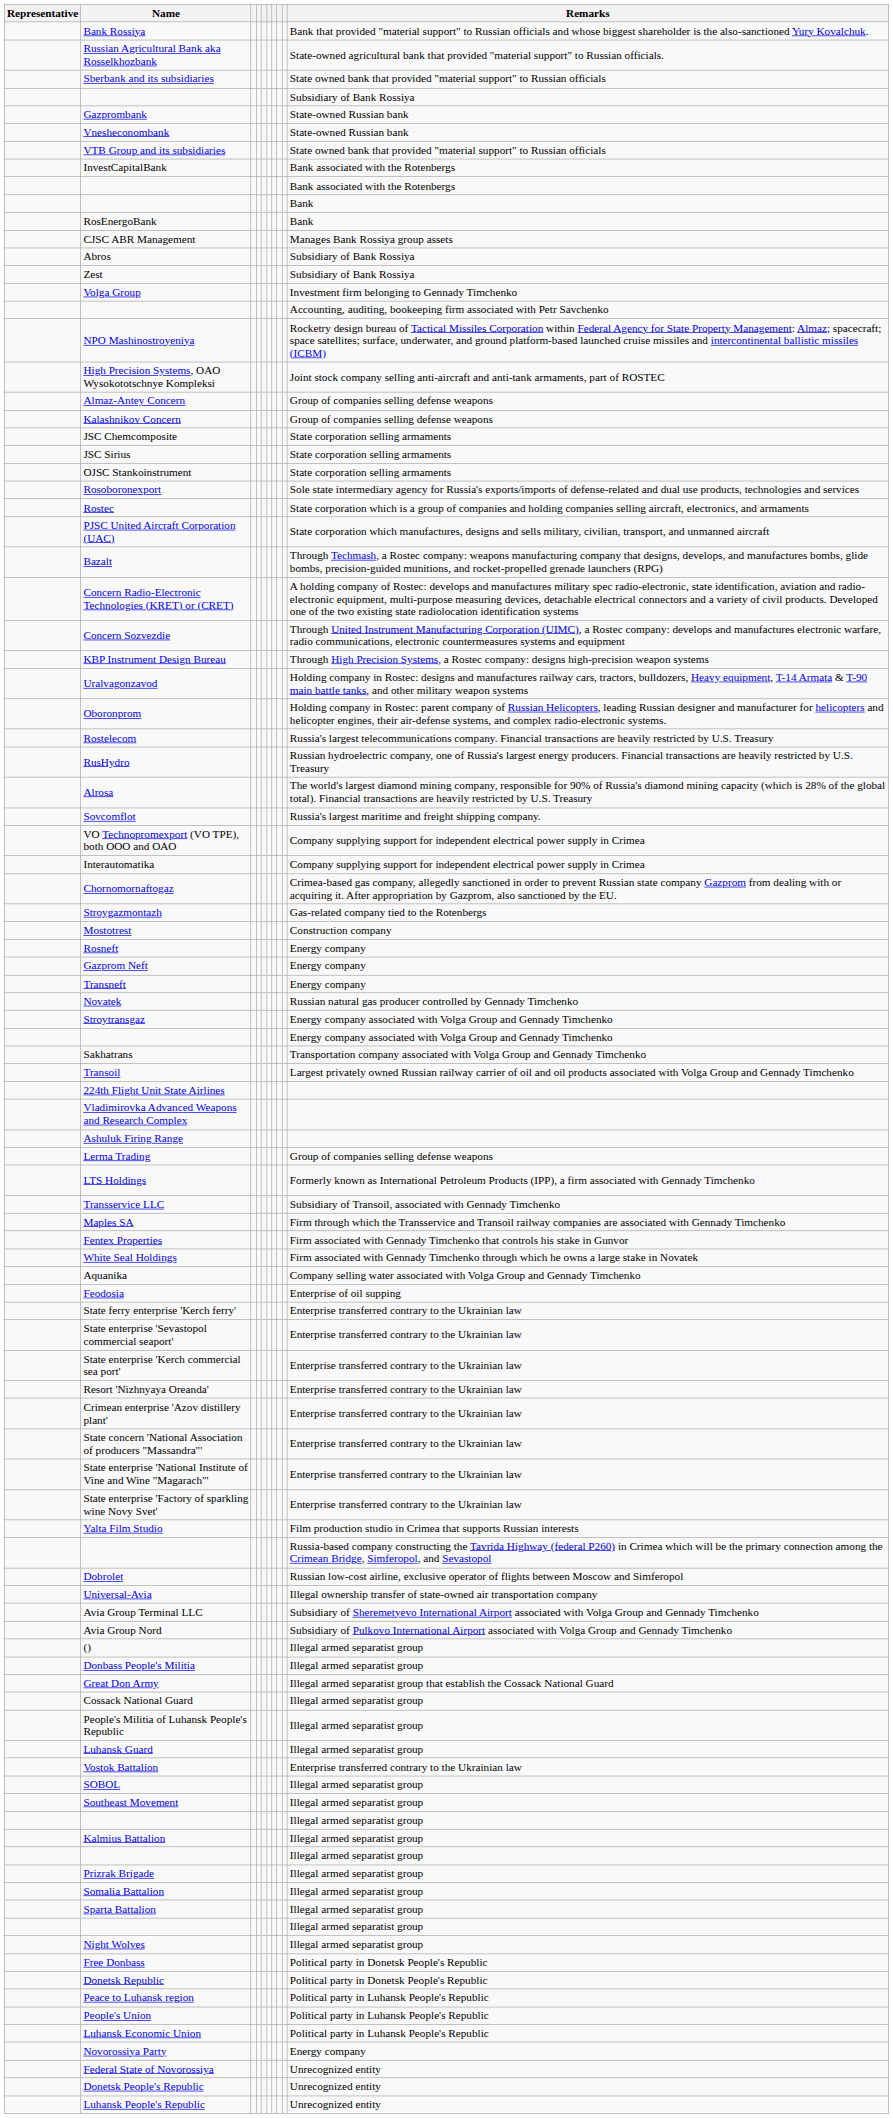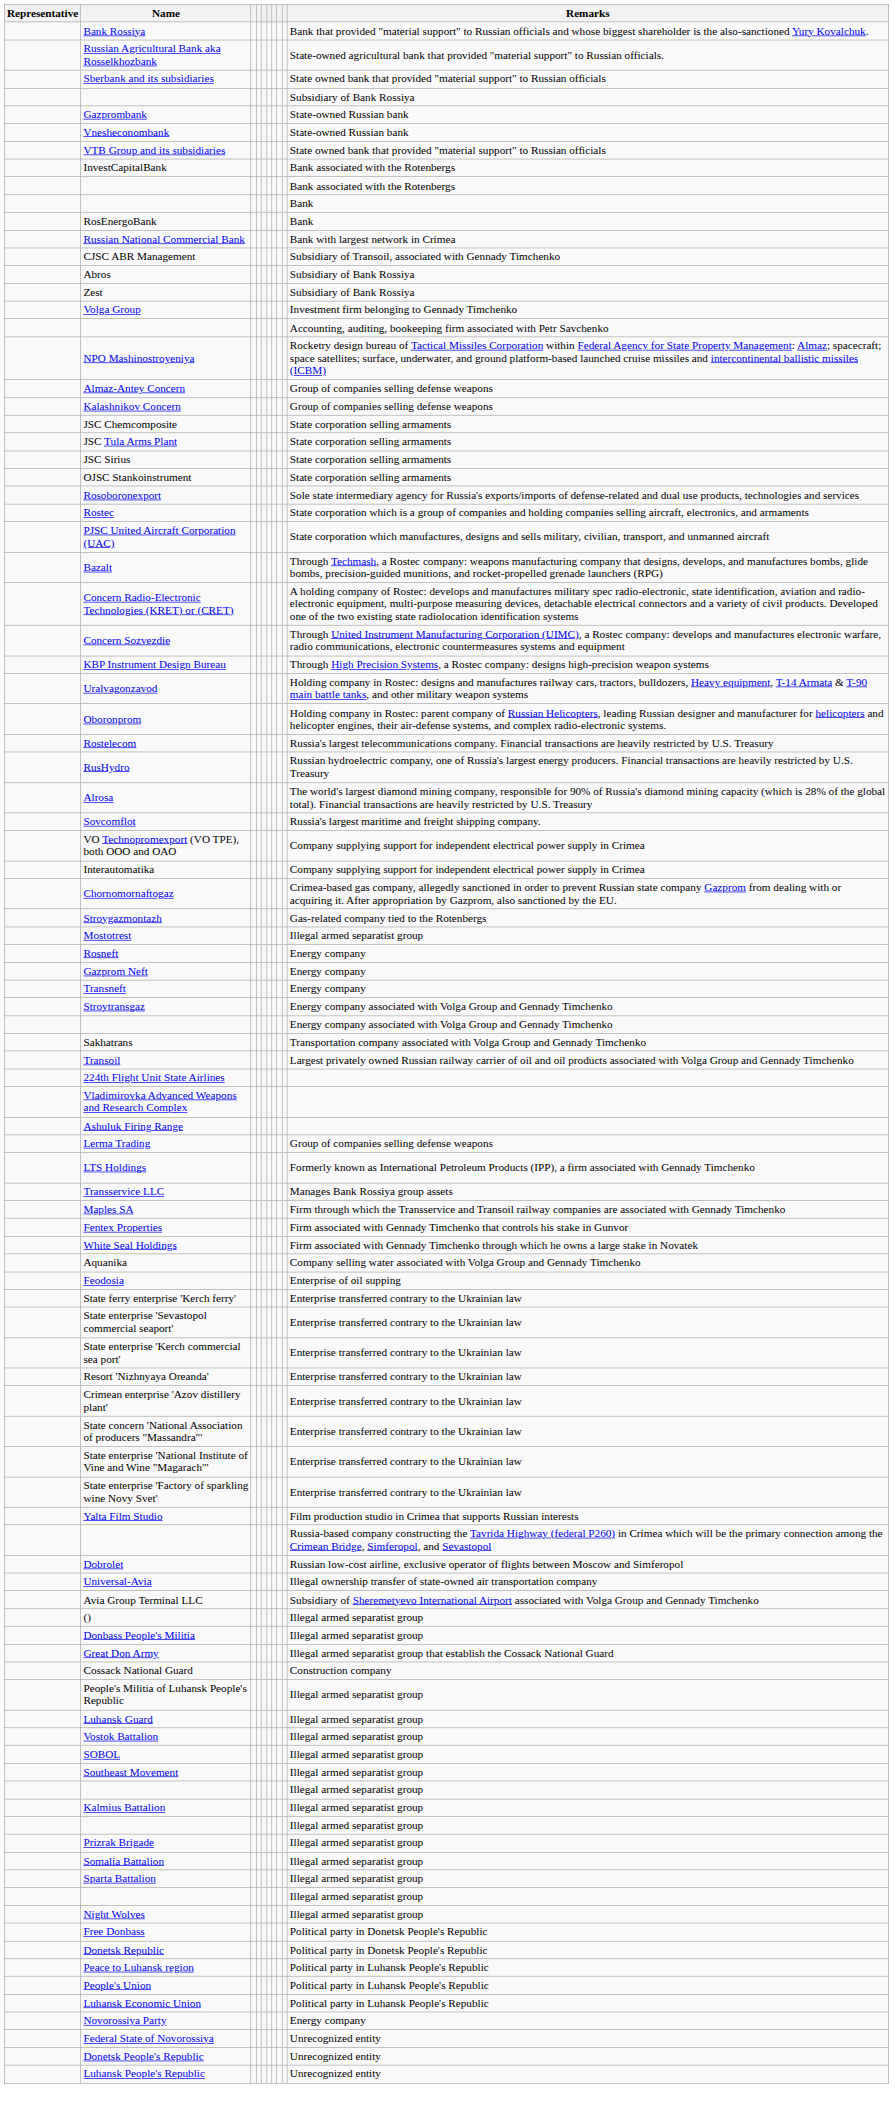+ row: (43, 239)
(371, 239) Manages Bank Rossiya group assets -> (425, 256) Subsidiary of Transoil, associated with Gennady Timchenko
- row: (43, 377)
+ row: (43, 442)
(341, 930) Construction company -> (357, 935) Illegal armed separatist group
- row: (43, 1002)
(425, 1204) Subsidiary of Transoil, associated with Gennady Timchenko -> (371, 1191) Manages Bank Rossiya group assets
- row: (43, 1630)
(357, 1701) Illegal armed separatist group -> (341, 1670) Construction company
(406, 1767) Enterprise transferred contrary to the Ukrainian law -> (357, 1736) Illegal armed separatist group
